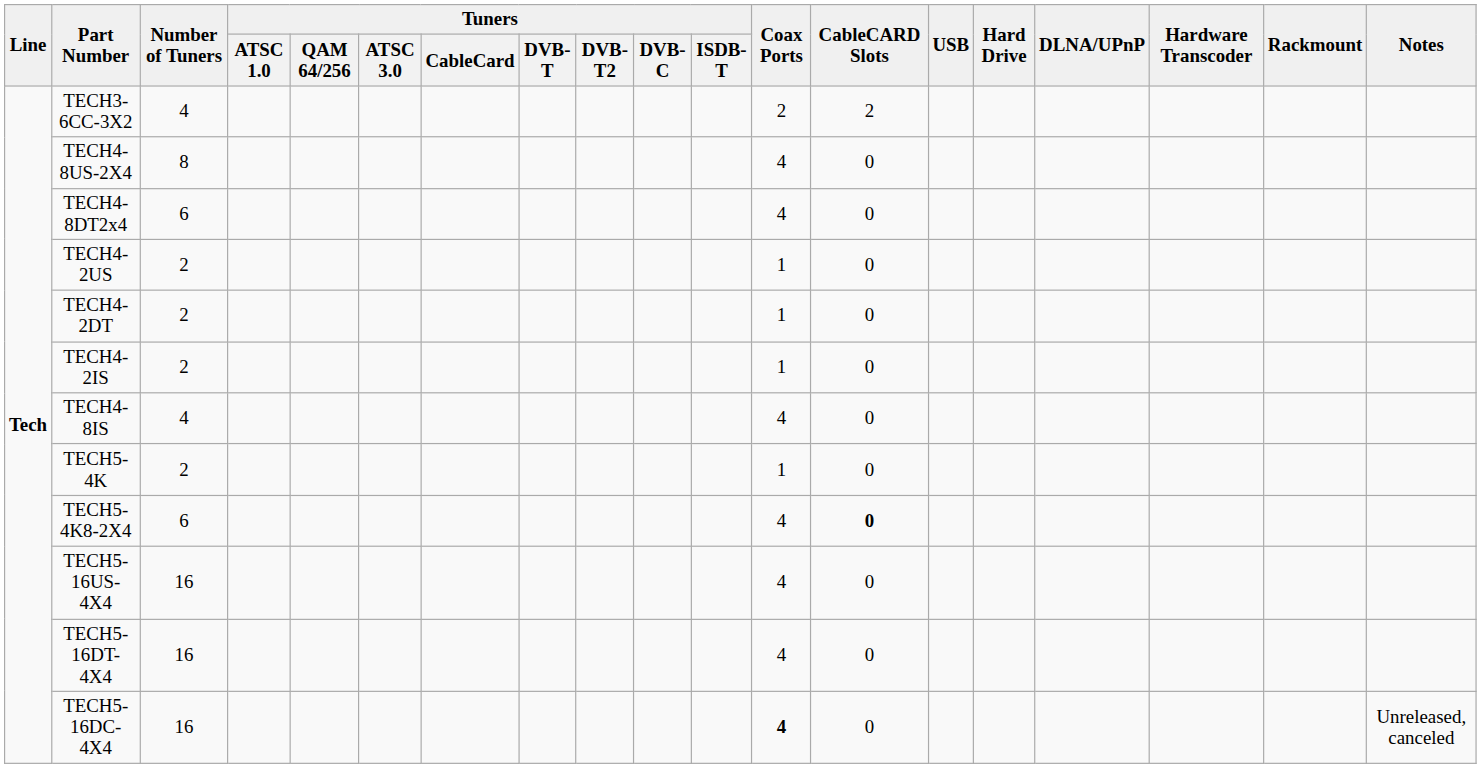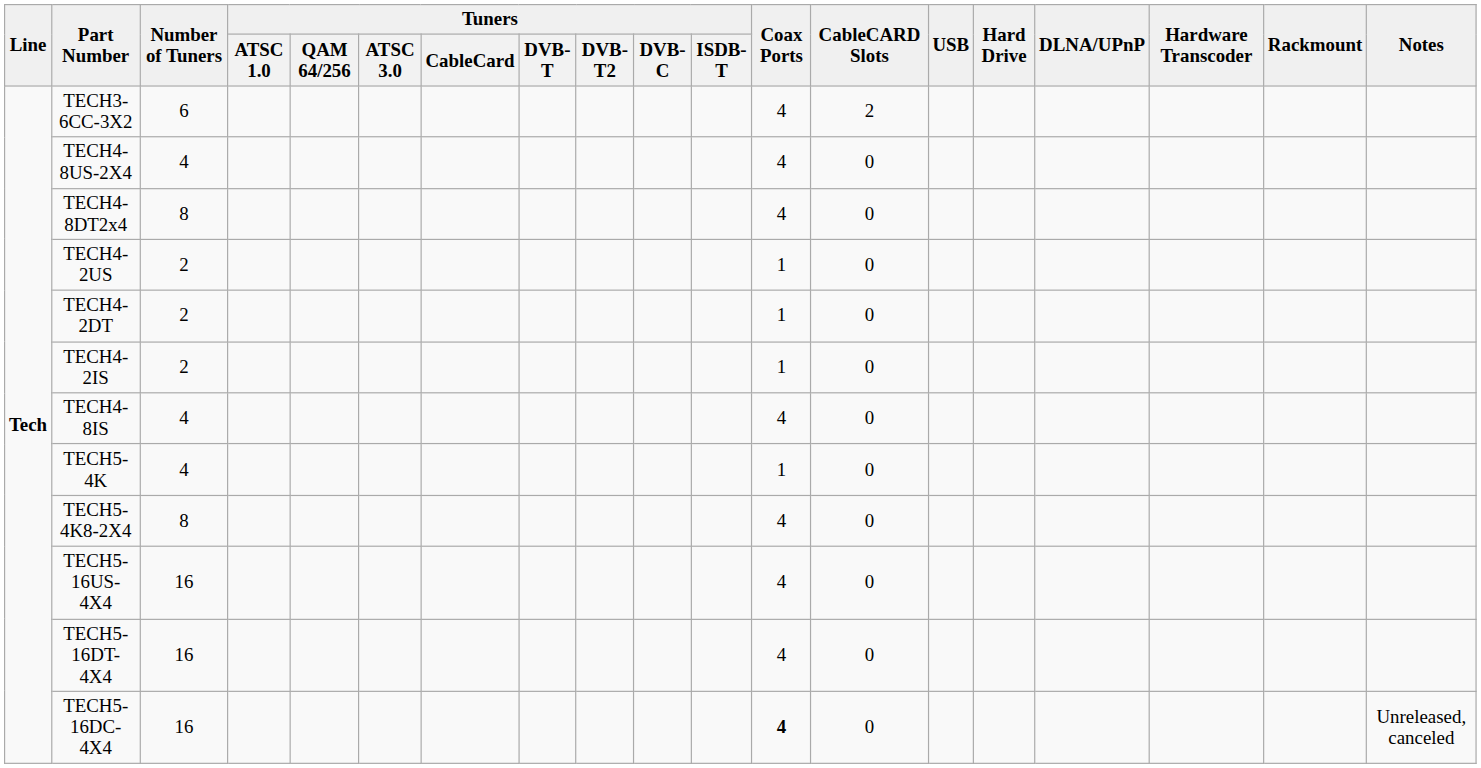(184, 111) 4 -> (184, 111) 6
(781, 111) 2 -> (781, 111) 4
(184, 162) 8 -> (184, 162) 4
(184, 213) 6 -> (184, 213) 8
(184, 469) 2 -> (184, 469) 4
(184, 520) 6 -> (184, 520) 8
(869, 520) bold -> (869, 520) normal
